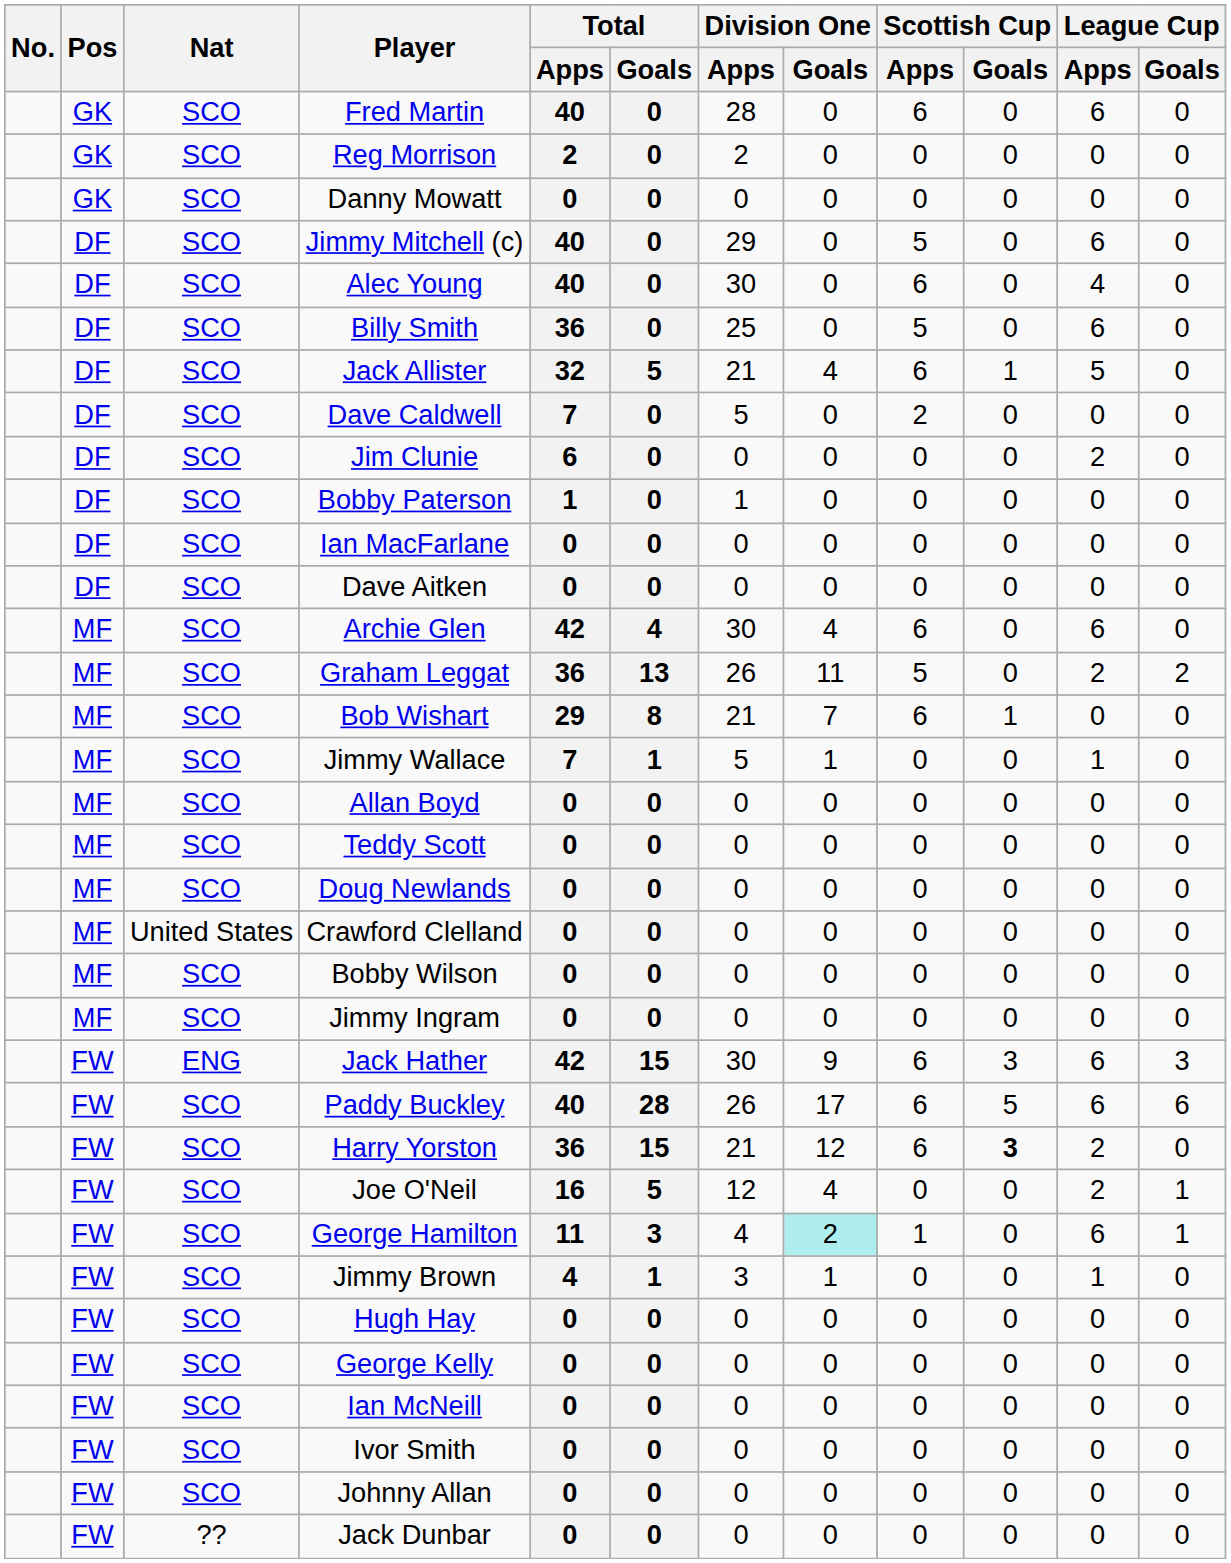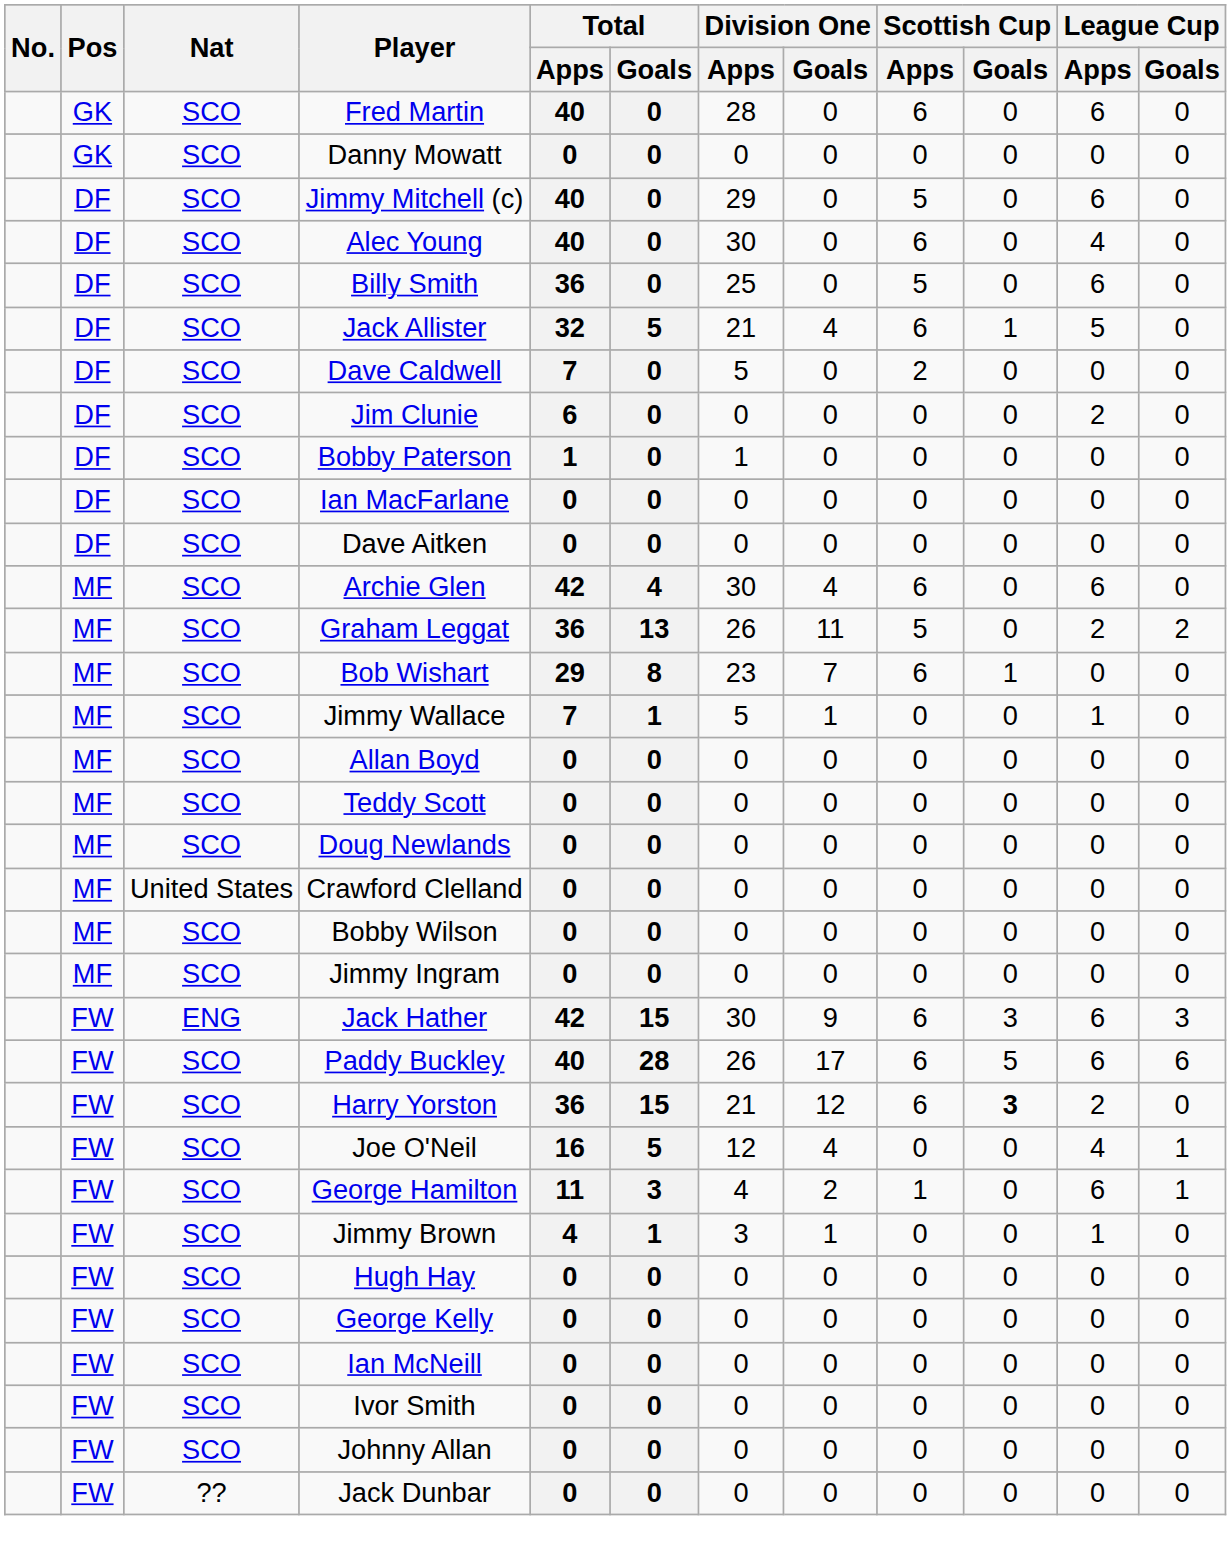- row: (415, 155)
(741, 716) 21 -> (741, 673) 23
(1098, 1190) 2 -> (1098, 1147) 4
(830, 1233) paleturquoise background -> (830, 1190) no background
